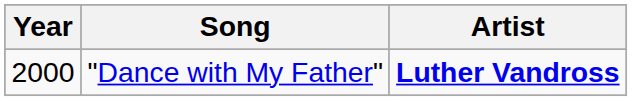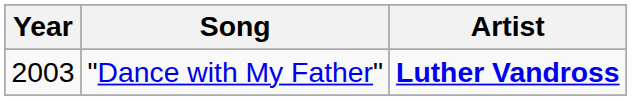(43, 71) 2000 -> (43, 71) 2003
